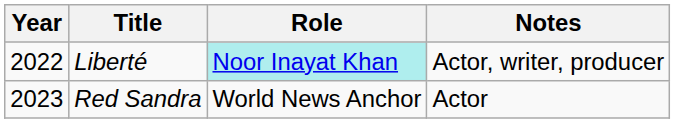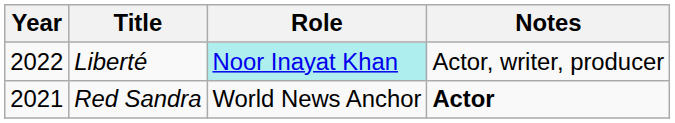(37, 99) 2023 -> (37, 99) 2021
(460, 99) normal -> (464, 99) bold
